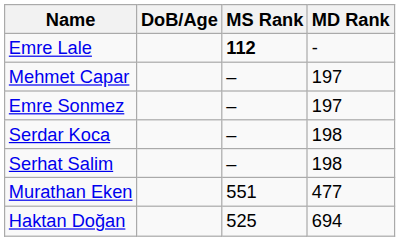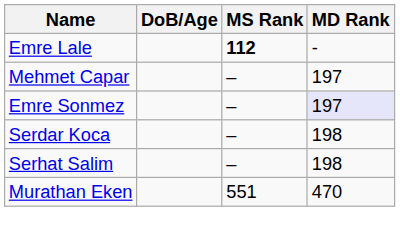(327, 106) no background -> (327, 106) lavender background
(327, 192) 477 -> (327, 192) 470
- row: (67, 221)
